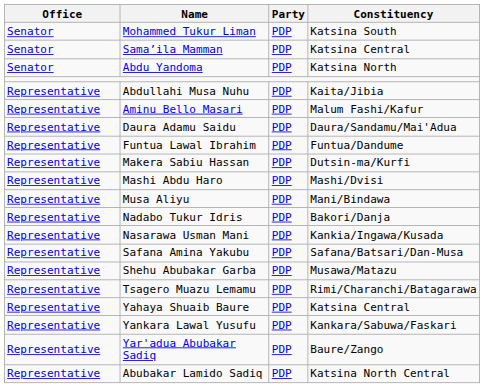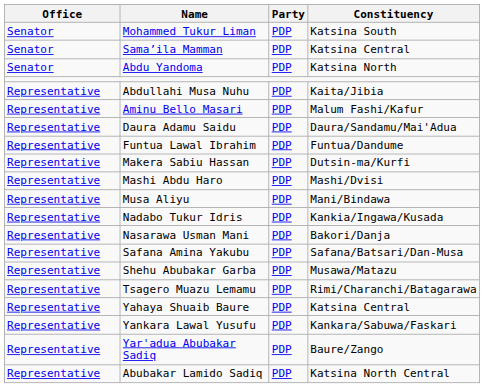(350, 217) Bakori/Danja -> (377, 217) Kankia/Ingawa/Kusada
(377, 235) Kankia/Ingawa/Kusada -> (350, 235) Bakori/Danja
